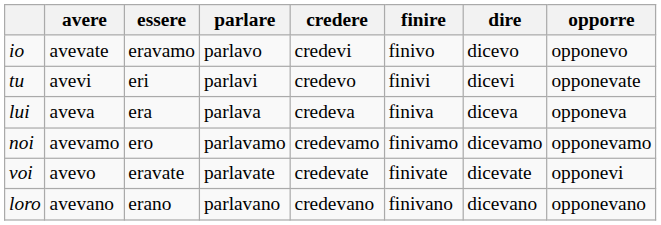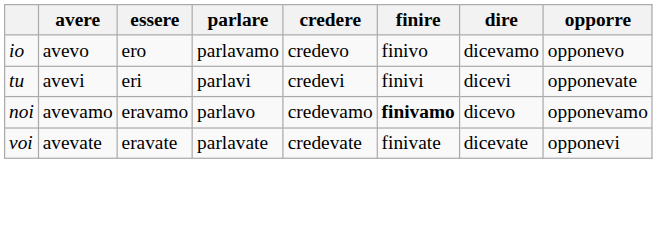(79, 50) avevate -> (66, 50) avevo
(162, 50) eravamo -> (134, 50) ero
(233, 50) parlavo -> (238, 50) parlavamo
(323, 50) credevi -> (318, 50) credevo
(493, 50) dicevo -> (501, 50) dicevamo
(325, 81) credevo -> (316, 81) credevi
- row: (19, 111)
(141, 142) ero -> (155, 111) eravamo
(245, 142) parlavamo -> (226, 111) parlavo
(423, 142) normal -> (418, 111) bold
(505, 142) dicevamo -> (489, 111) dicevo
(73, 173) avevo -> (72, 142) avevate
- row: (25, 204)
